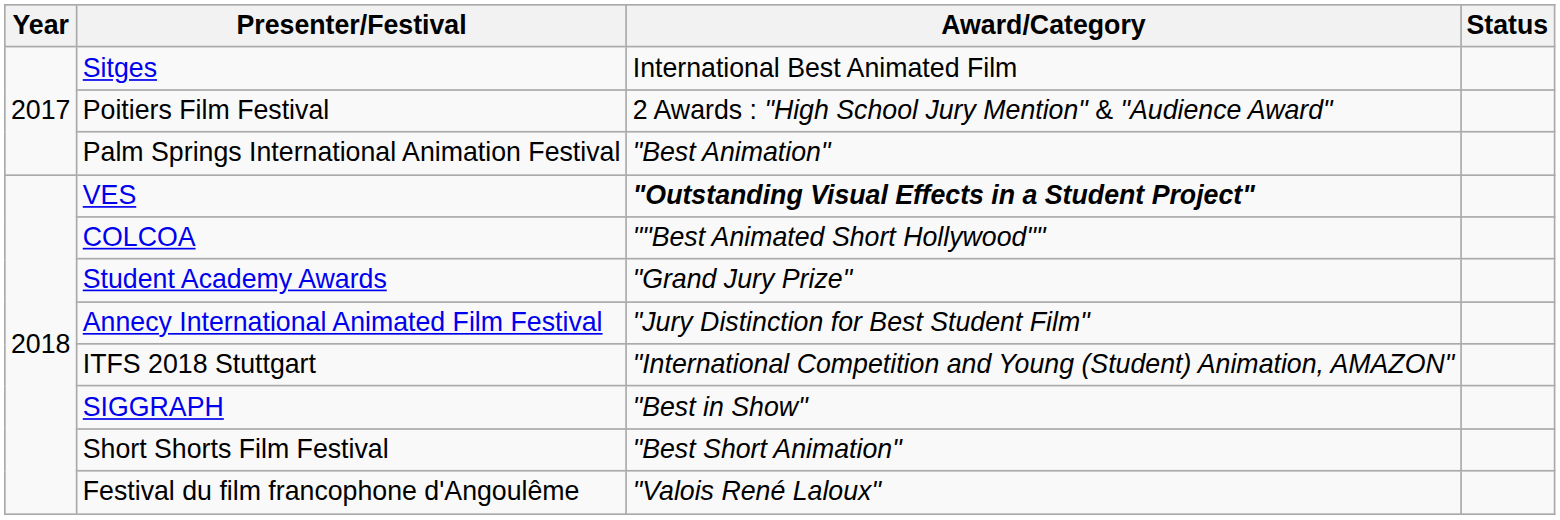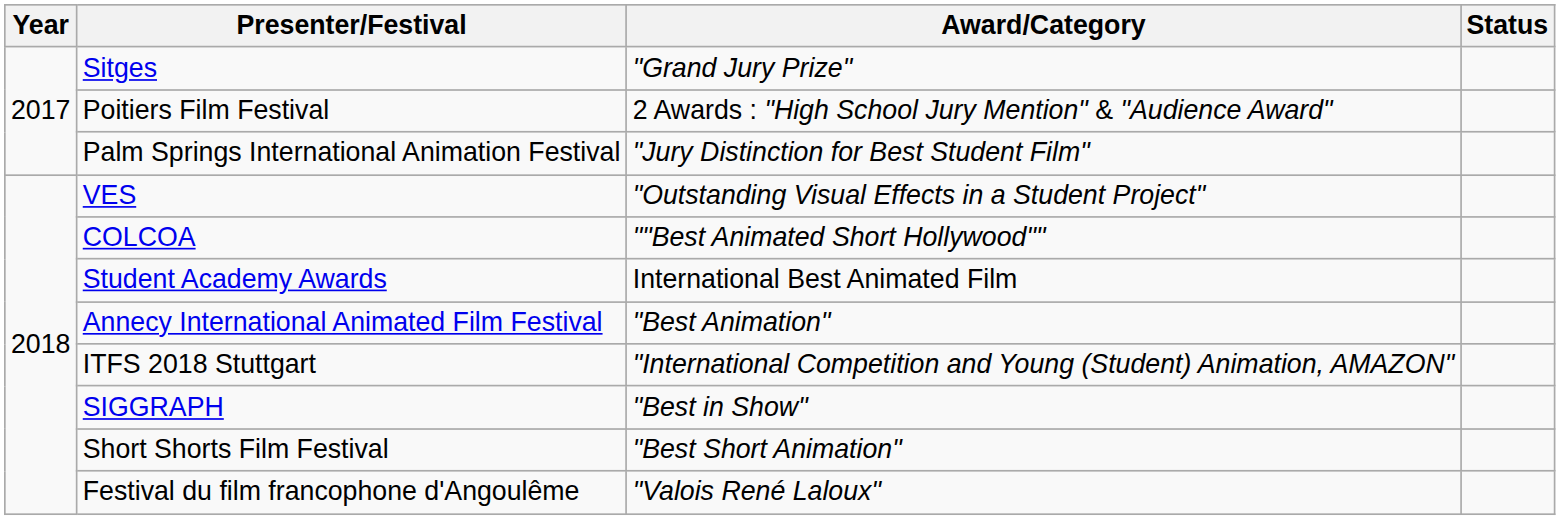(825, 68) International Best Animated Film -> (742, 68) "Grand Jury Prize"
(732, 152) "Best Animation" -> (861, 152) "Jury Distinction for Best Student Film"
(944, 195) bold -> (919, 195) normal
(742, 279) "Grand Jury Prize" -> (825, 279) International Best Animated Film
(861, 322) "Jury Distinction for Best Student Film" -> (732, 322) "Best Animation"
